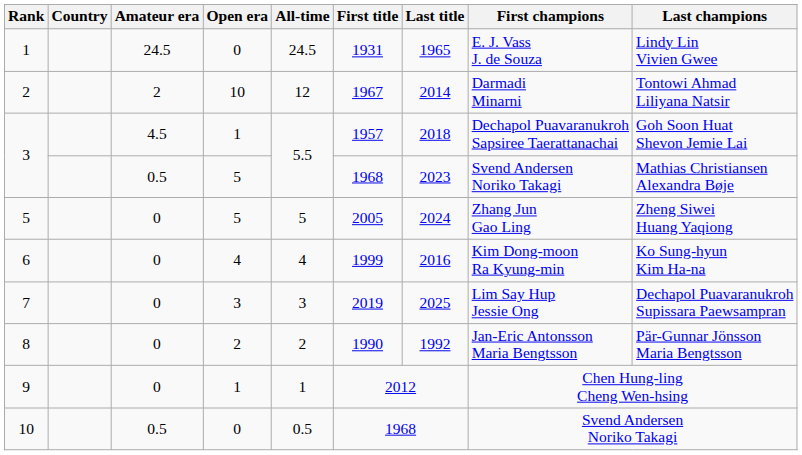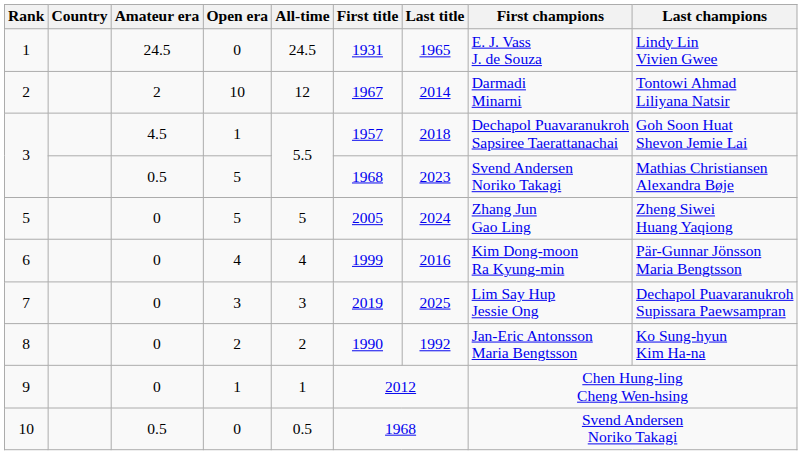(682, 260) Ko Sung-hyun Kim Ha-na -> (699, 260) Pär-Gunnar Jönsson Maria Bengtsson
(699, 344) Pär-Gunnar Jönsson Maria Bengtsson -> (682, 344) Ko Sung-hyun Kim Ha-na
